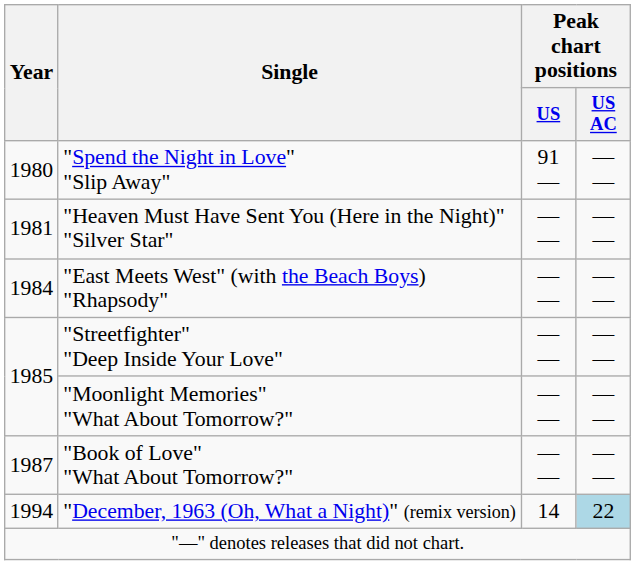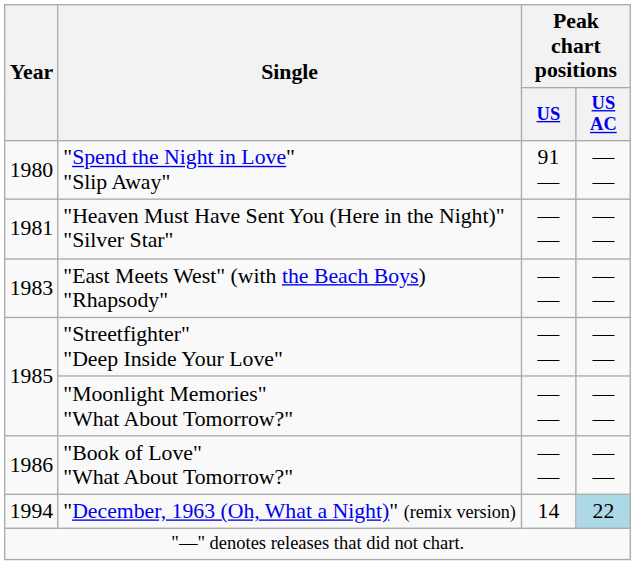(31, 287) 1984 -> (31, 287) 1983
(31, 464) 1987 -> (31, 464) 1986
